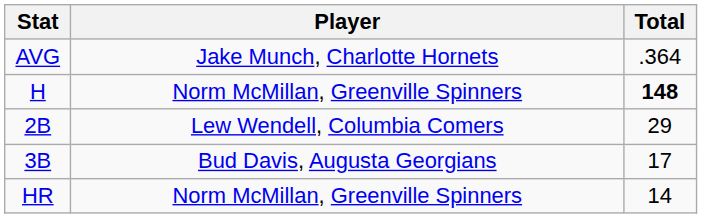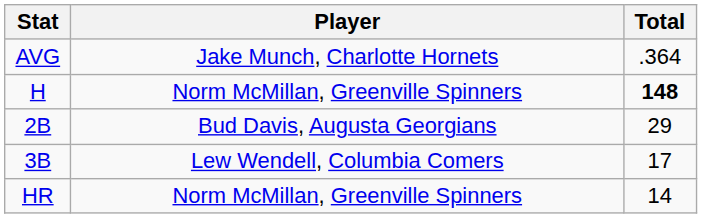(347, 126) Lew Wendell, Columbia Comers -> (347, 126) Bud Davis, Augusta Georgians
(347, 160) Bud Davis, Augusta Georgians -> (347, 160) Lew Wendell, Columbia Comers
